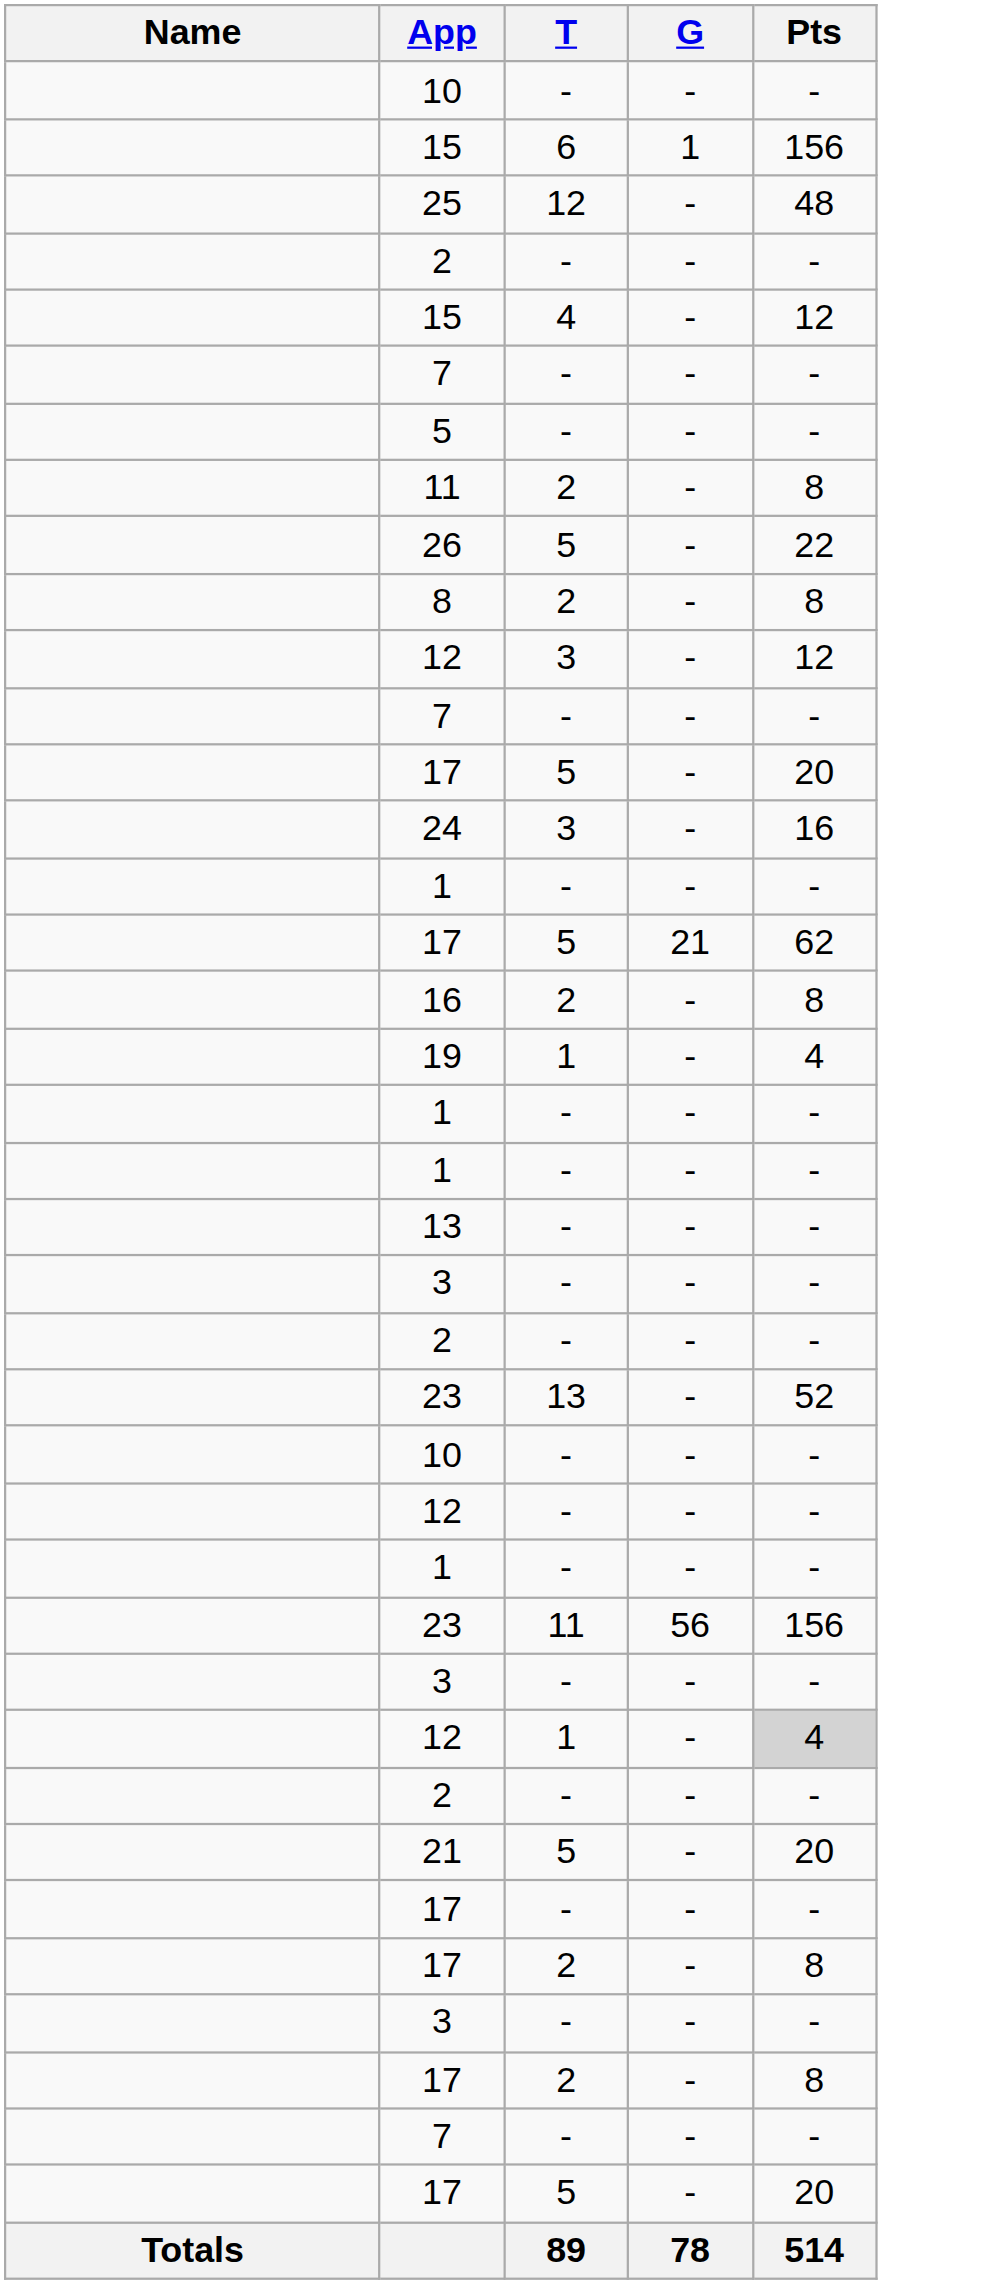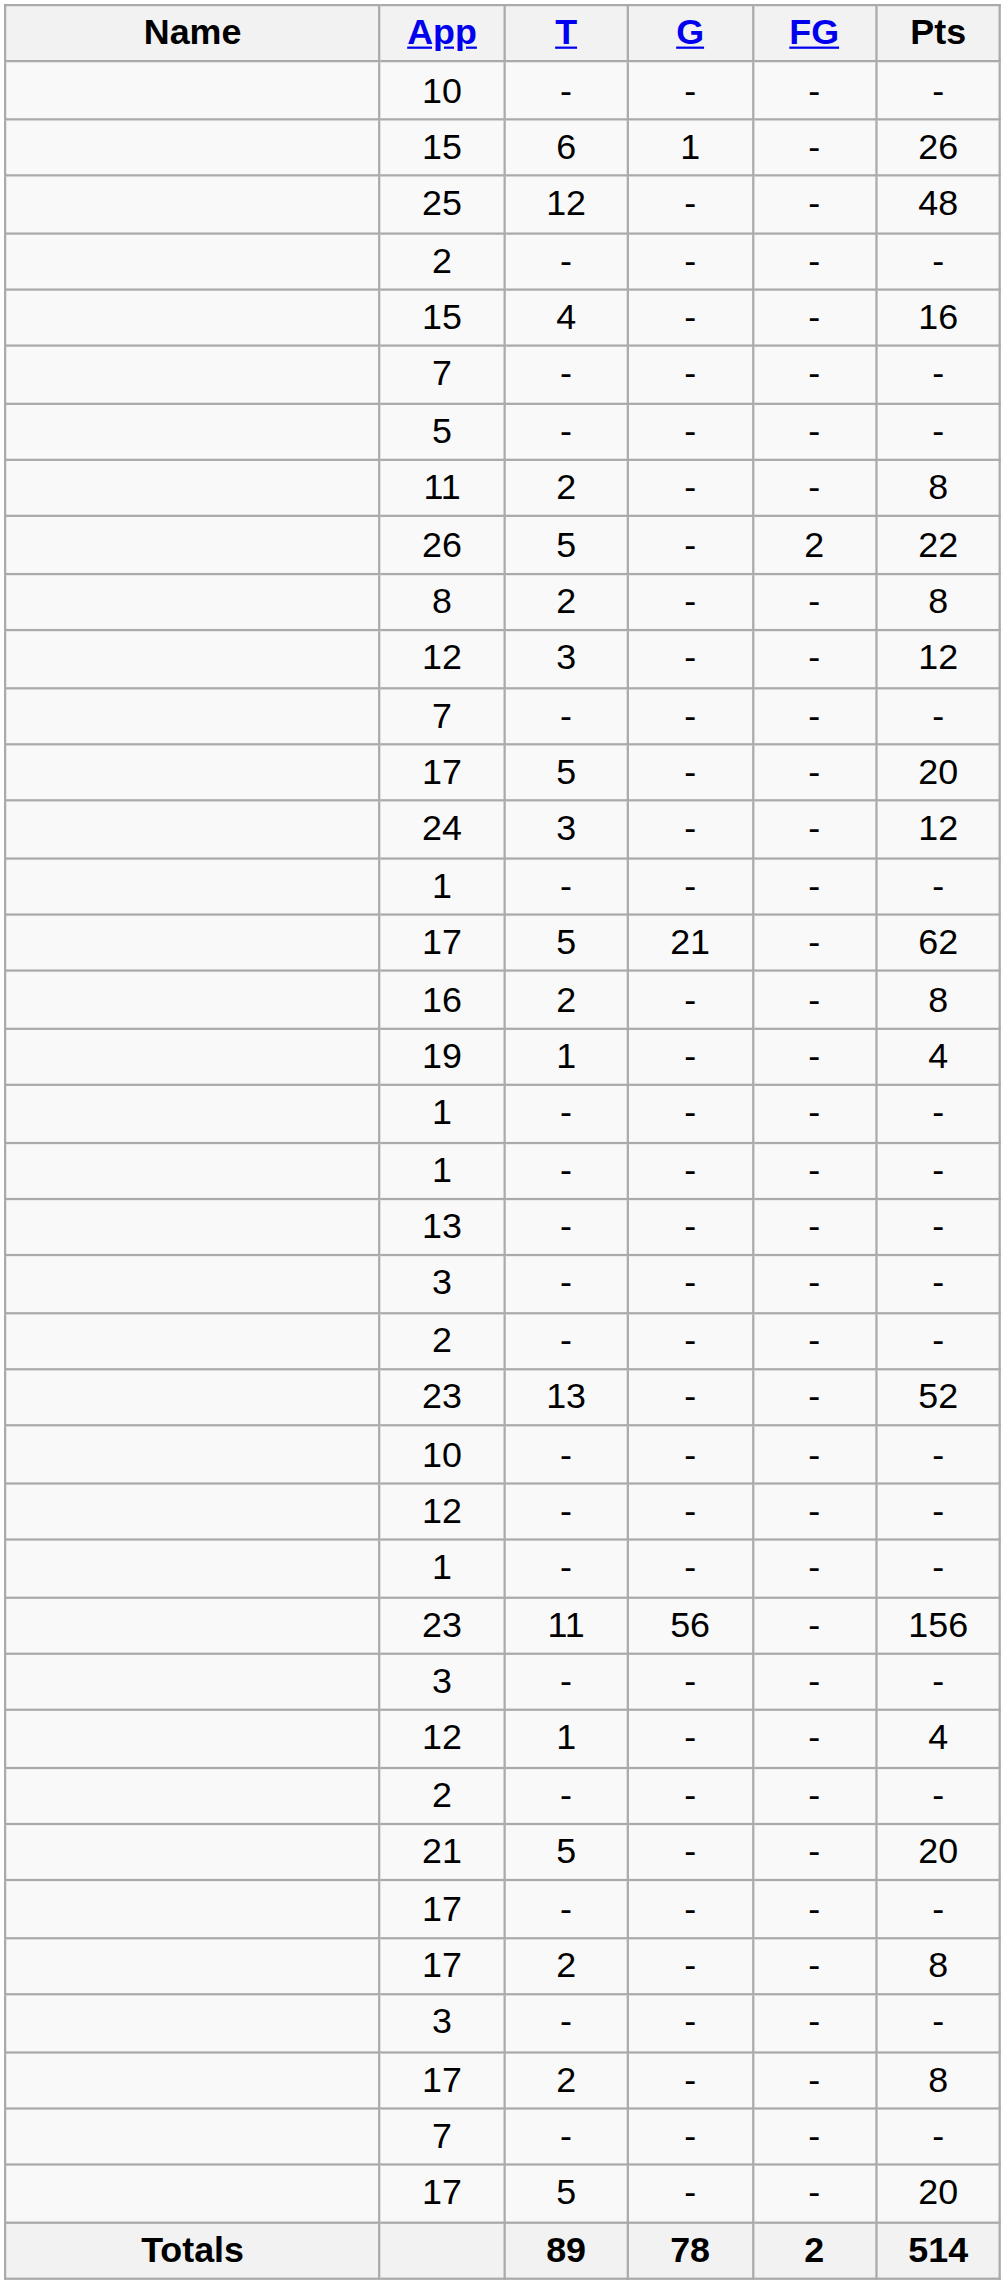+ column: (814, 32)
(814, 146) 156 -> (938, 146) 26
(814, 317) 12 -> (938, 317) 16
(814, 828) 16 -> (938, 828) 12
(814, 1738) lightgrey background -> (938, 1738) no background
